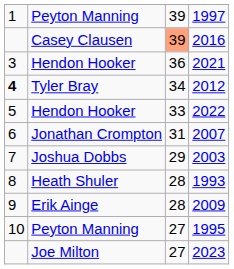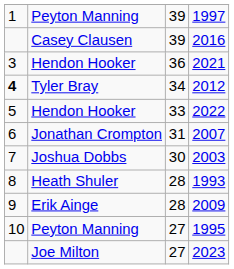(177, 39) lightsalmon background -> (177, 39) no background
(177, 157) 29 -> (177, 157) 30
